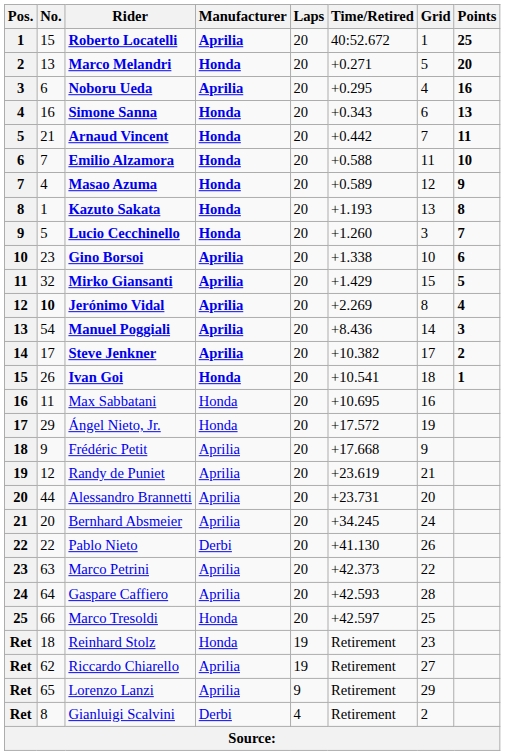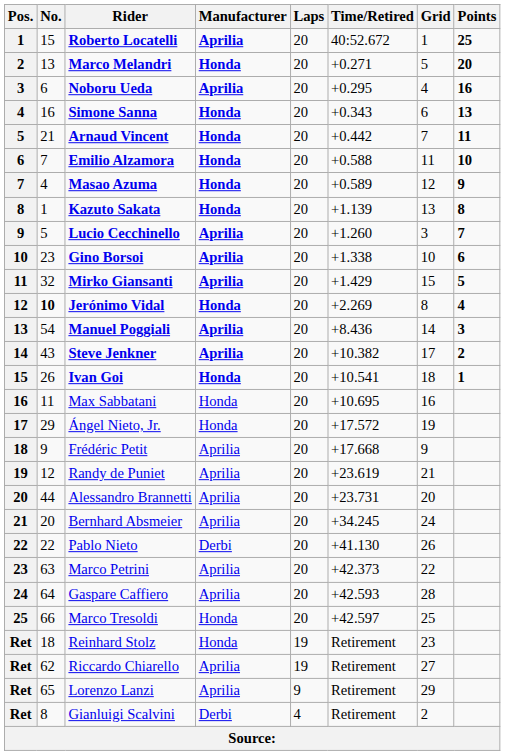(352, 209) +1.193 -> (352, 209) +1.139
(220, 233) Honda -> (221, 233) Aprilia
(221, 305) Aprilia -> (220, 305) Honda
(47, 353) 17 -> (47, 353) 43
